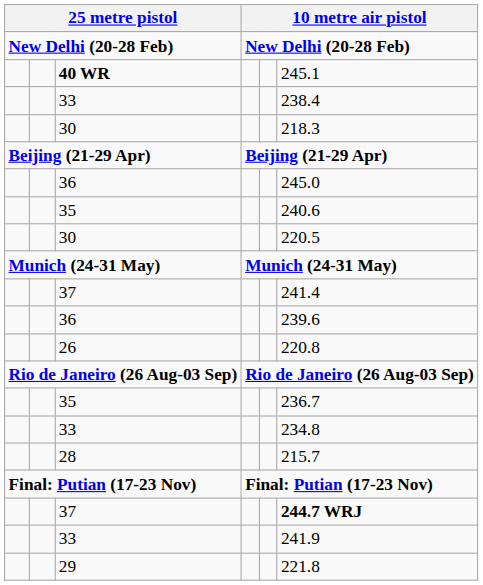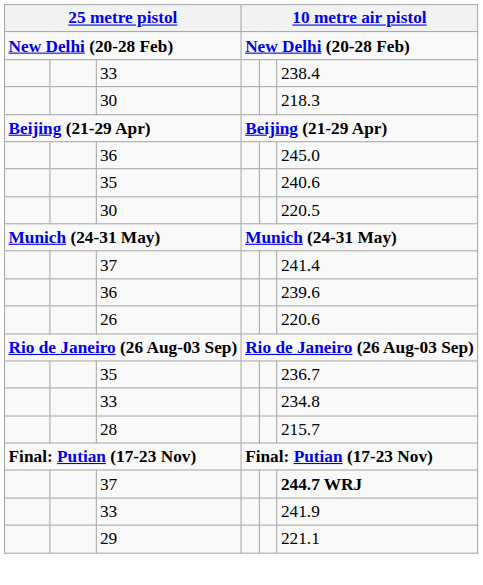- row: (17, 73)
(300, 347) 220.8 -> (300, 319) 220.6
(300, 566) 221.8 -> (300, 538) 221.1
